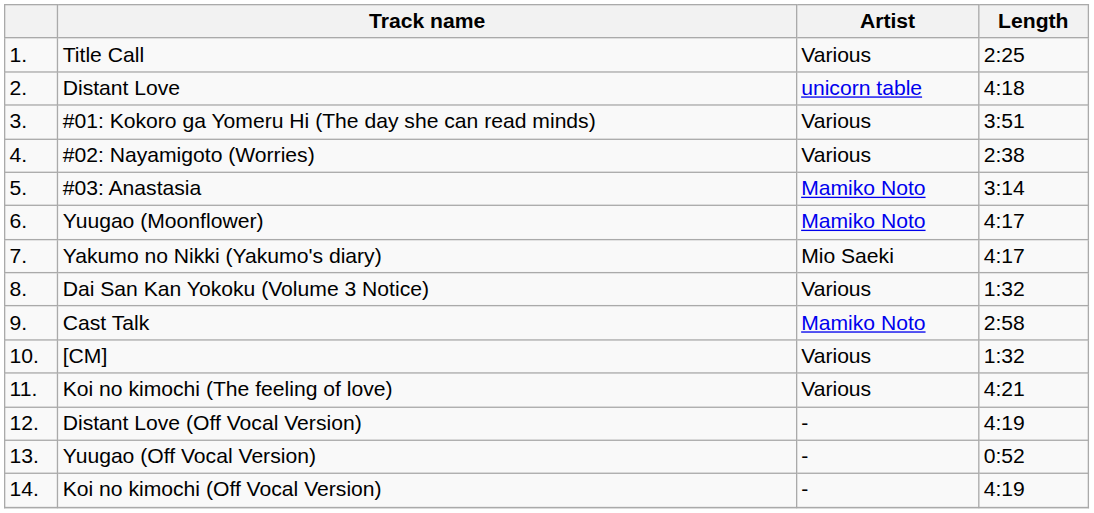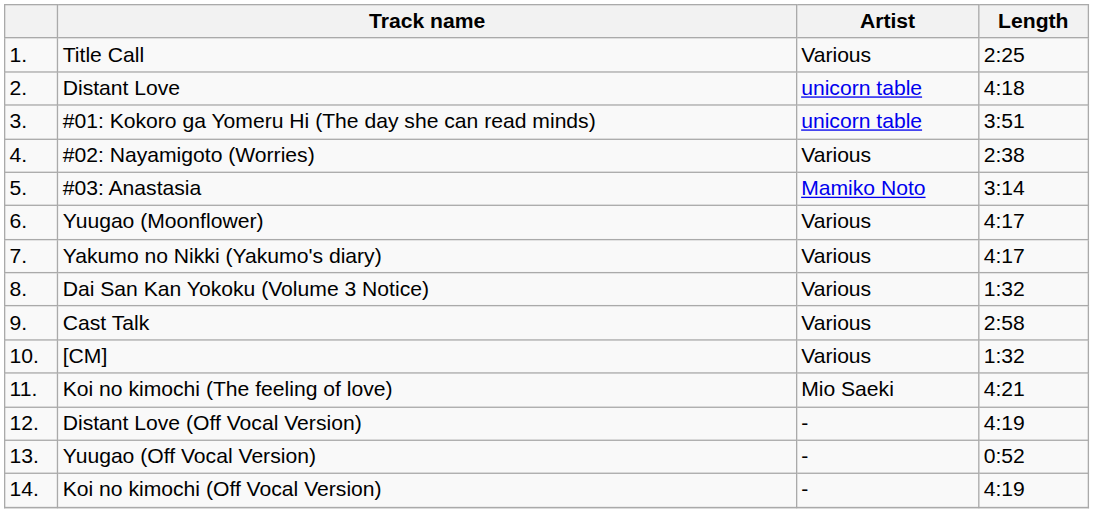(836, 121) Various -> (862, 121) unicorn table
(863, 222) Mamiko Noto -> (836, 222) Various
(848, 255) Mio Saeki -> (836, 255) Various
(863, 322) Mamiko Noto -> (836, 322) Various
(836, 389) Various -> (848, 389) Mio Saeki
